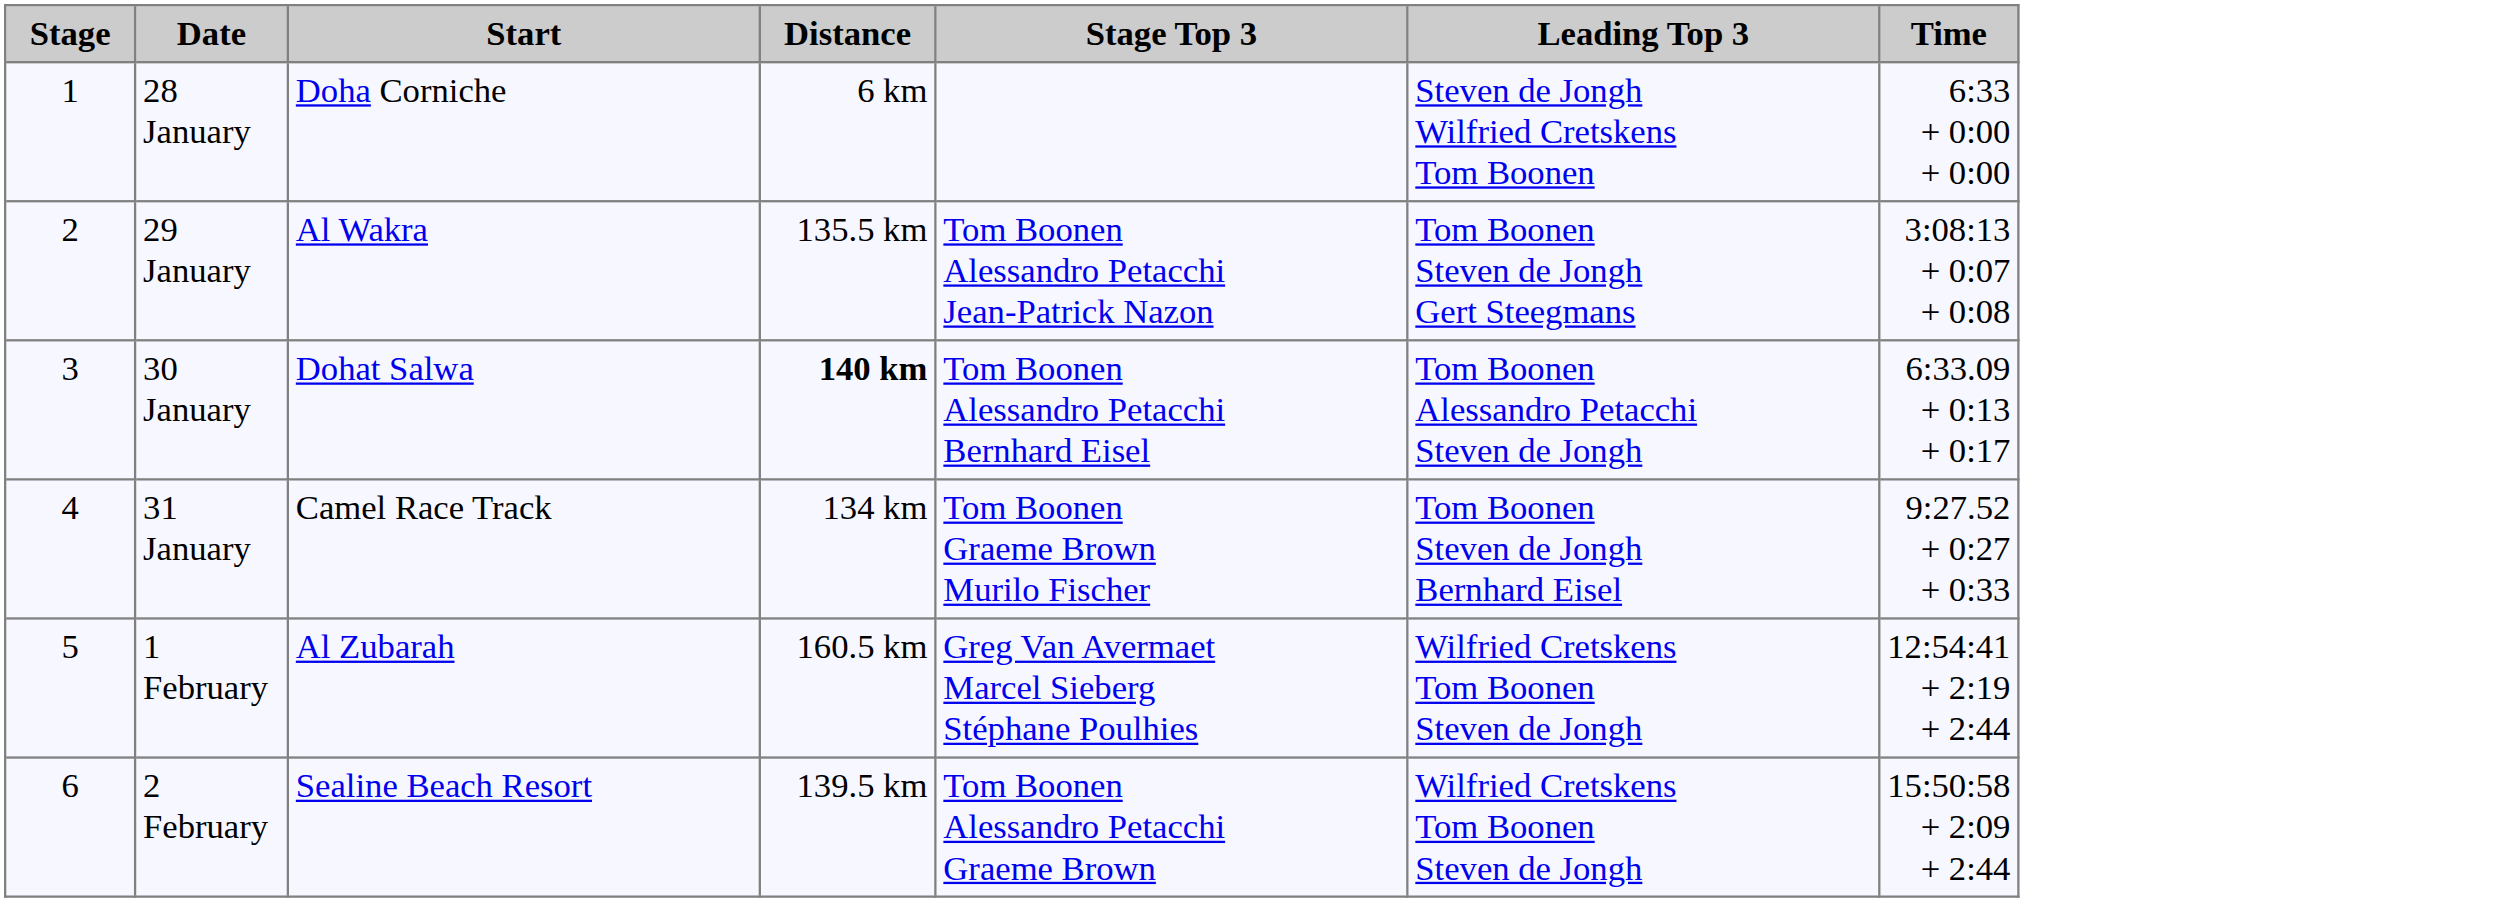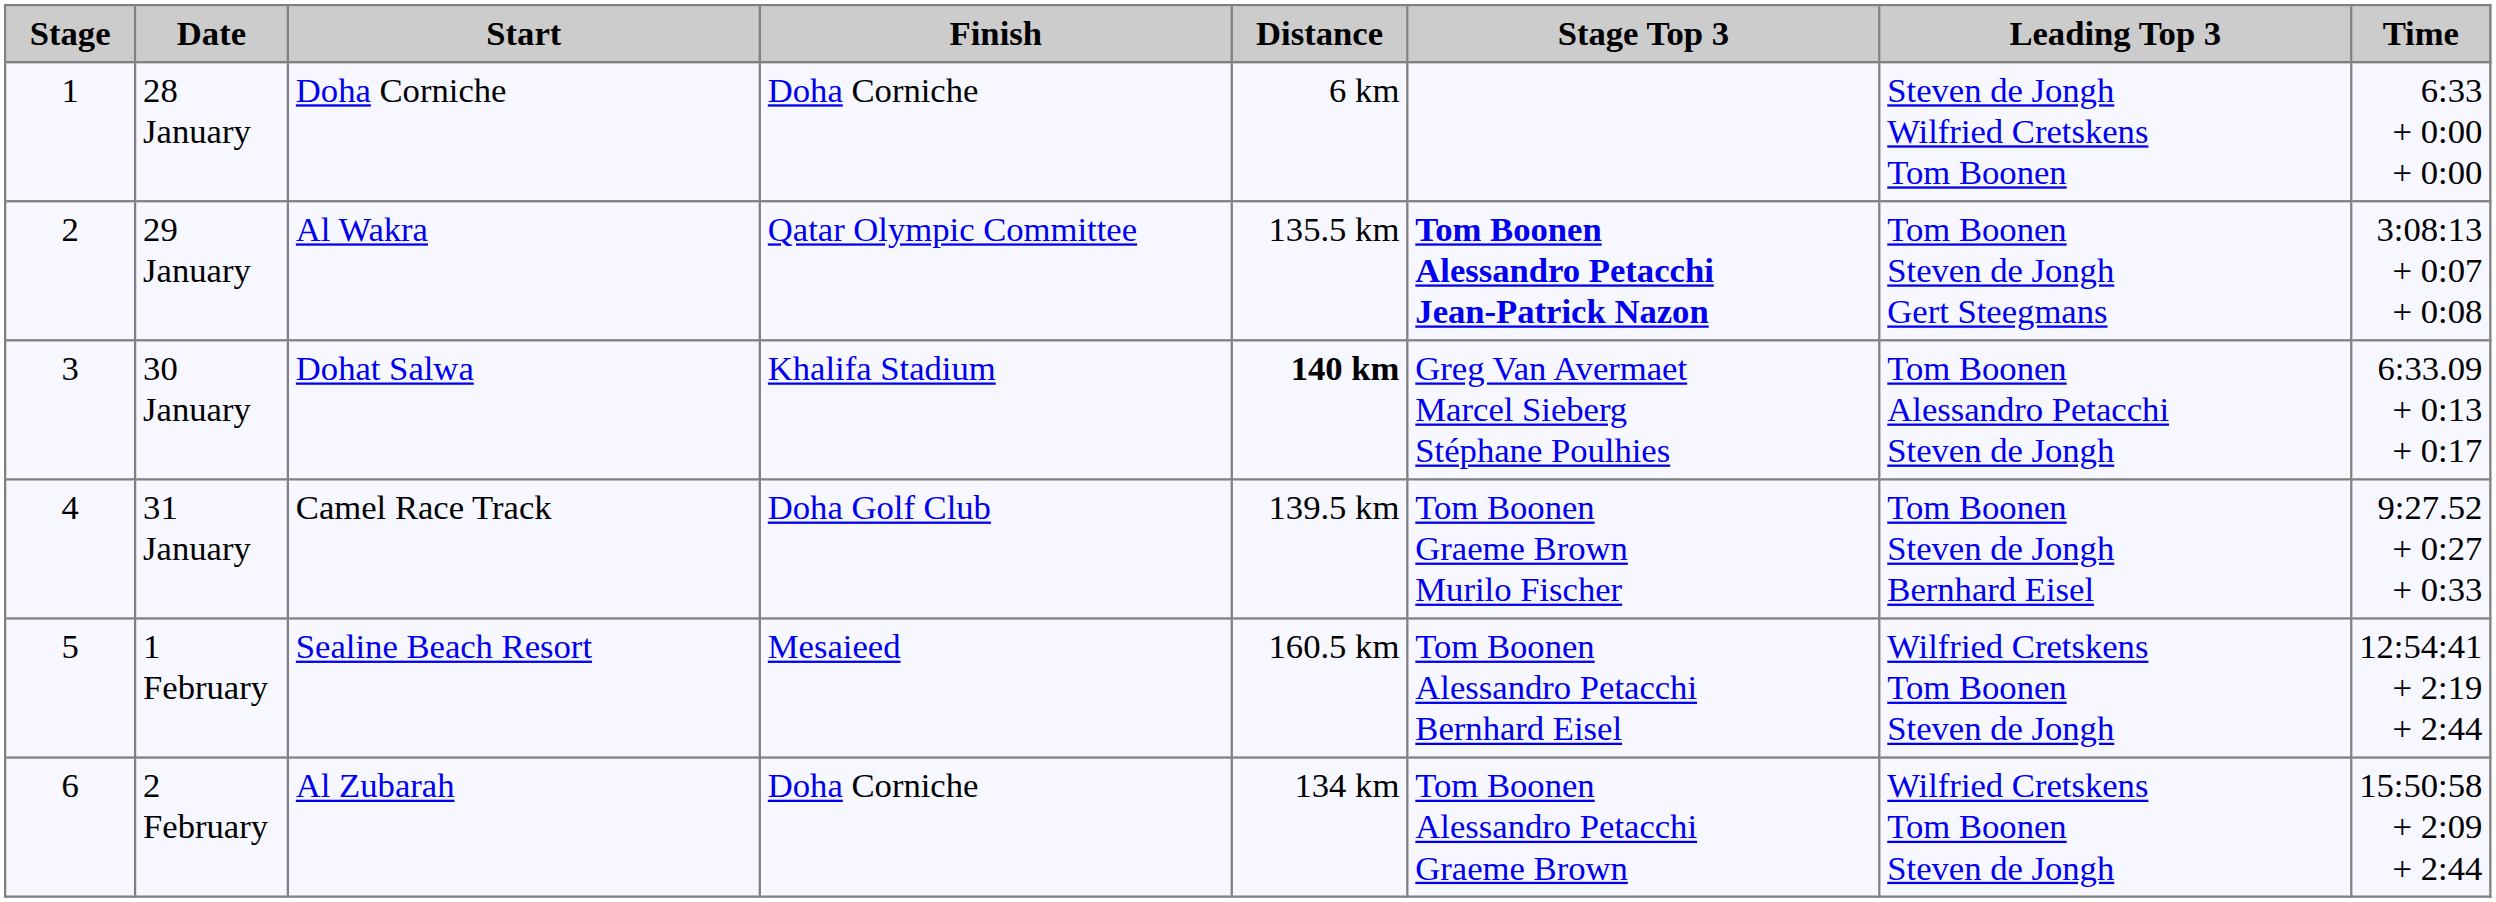+ column: (996, 32)
(1084, 270) normal -> (1565, 270) bold
(1084, 409) Tom Boonen Alessandro Petacchi Bernhard Eisel -> (1551, 409) Greg Van Avermaet Marcel Sieberg Stéphane Poulhies
(875, 507) 134 km -> (1334, 507) 139.5 km
(375, 646) Al Zubarah -> (444, 646) Sealine Beach Resort
(1079, 687) Greg Van Avermaet Marcel Sieberg Stéphane Poulhies -> (1556, 687) Tom Boonen Alessandro Petacchi Bernhard Eisel
(444, 785) Sealine Beach Resort -> (375, 785) Al Zubarah
(862, 785) 139.5 km -> (1347, 785) 134 km
